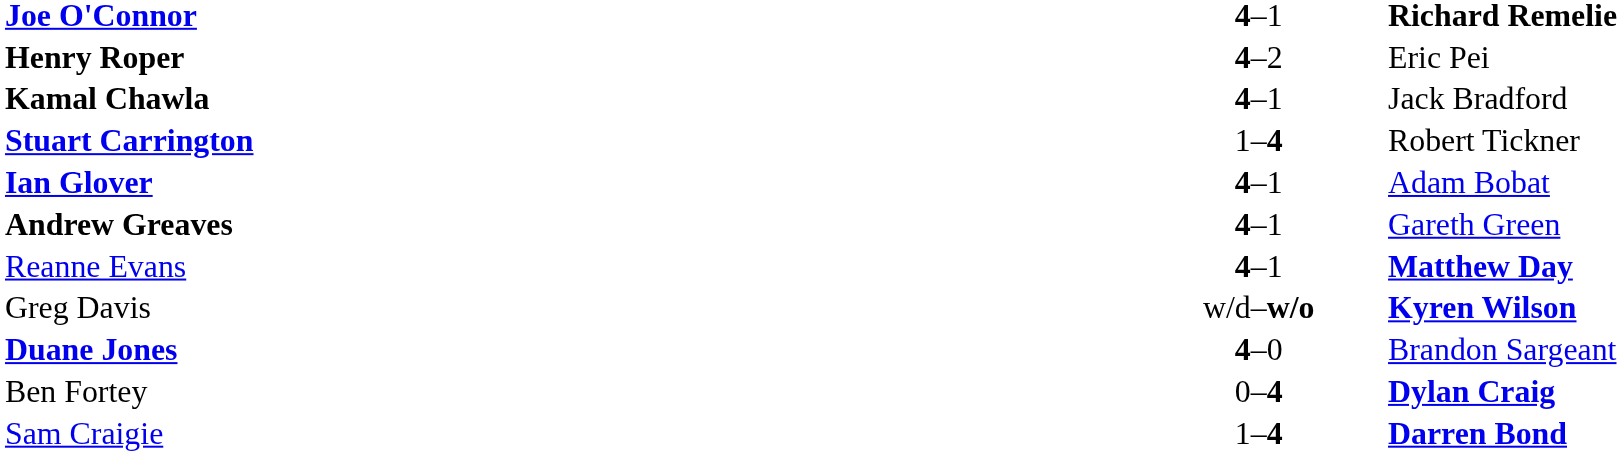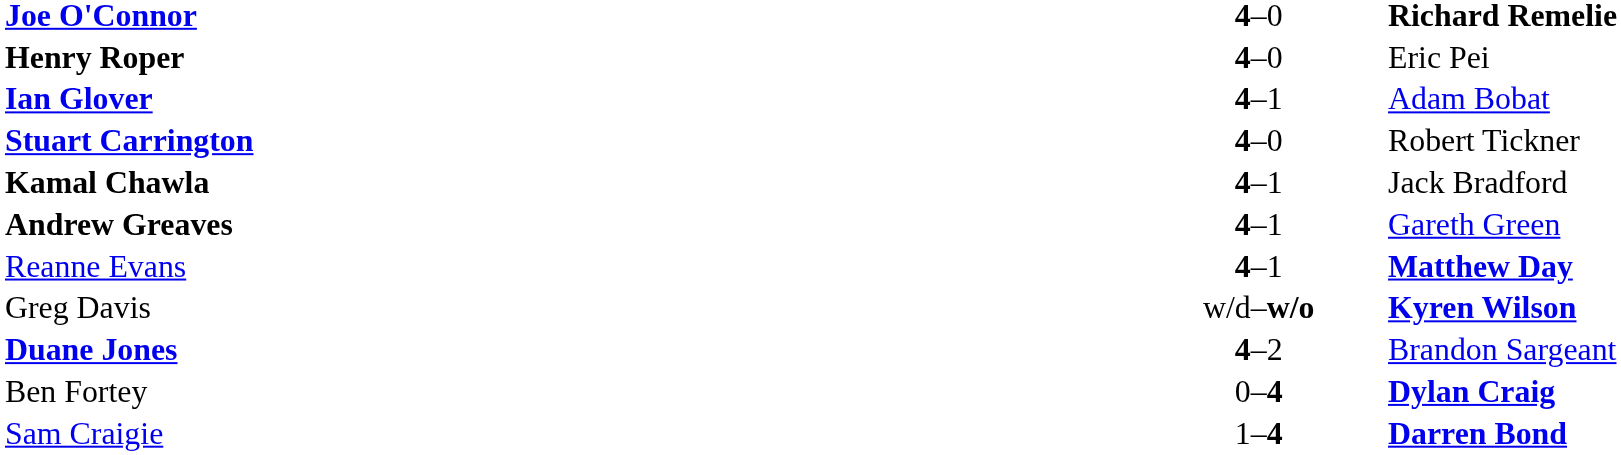(1259, 15) 4–1 -> (1259, 15) 4–0
(1259, 57) 4–2 -> (1259, 57) 4–0
rows swapped: (79, 182) <-> (107, 98)
(1259, 140) 1–4 -> (1259, 140) 4–0
(1259, 349) 4–0 -> (1259, 349) 4–2
